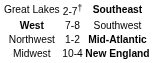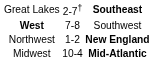(117, 39) Mid-Atlantic -> (117, 39) New England
(117, 53) New England -> (117, 53) Mid-Atlantic
